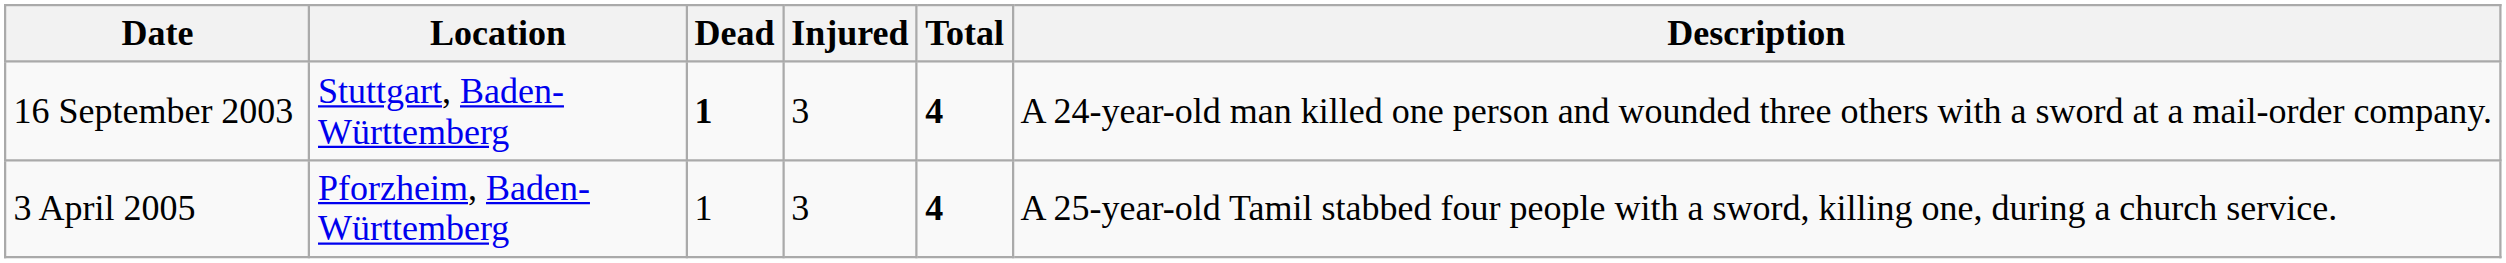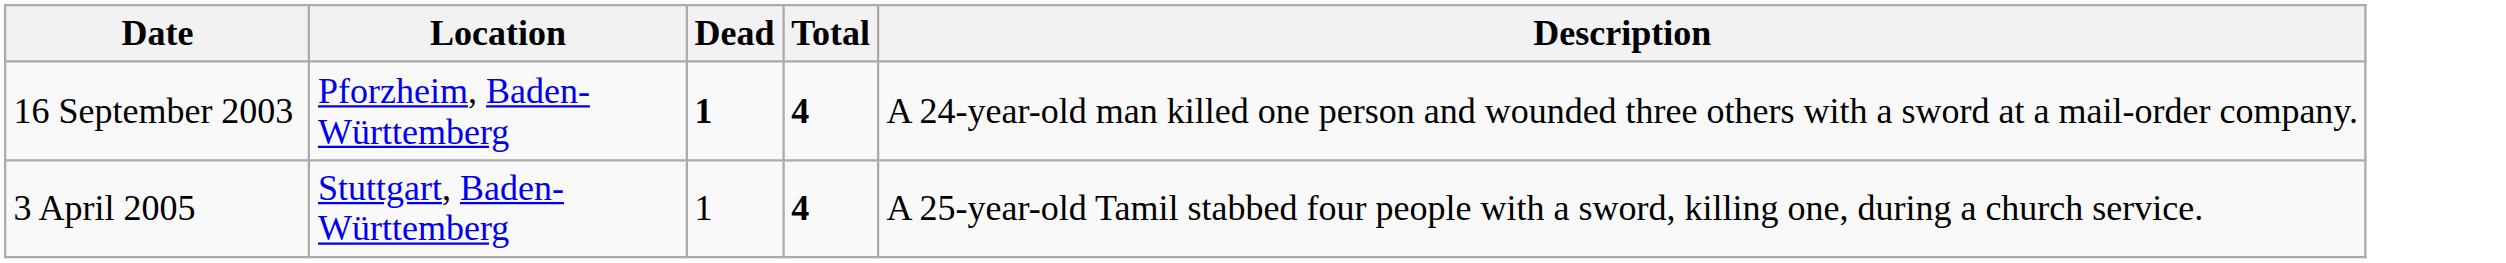- column: (850, 33)
(441, 110) Stuttgart, Baden-Württemberg -> (454, 110) Pforzheim, Baden-Württemberg
(454, 207) Pforzheim, Baden-Württemberg -> (441, 207) Stuttgart, Baden-Württemberg
